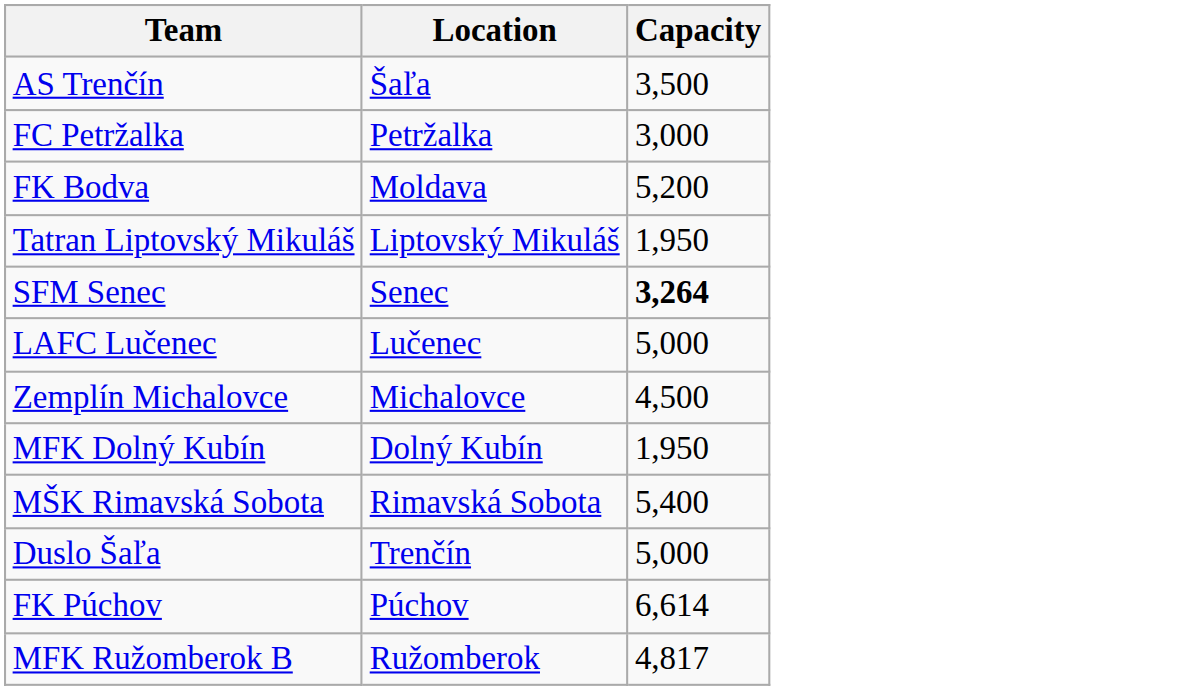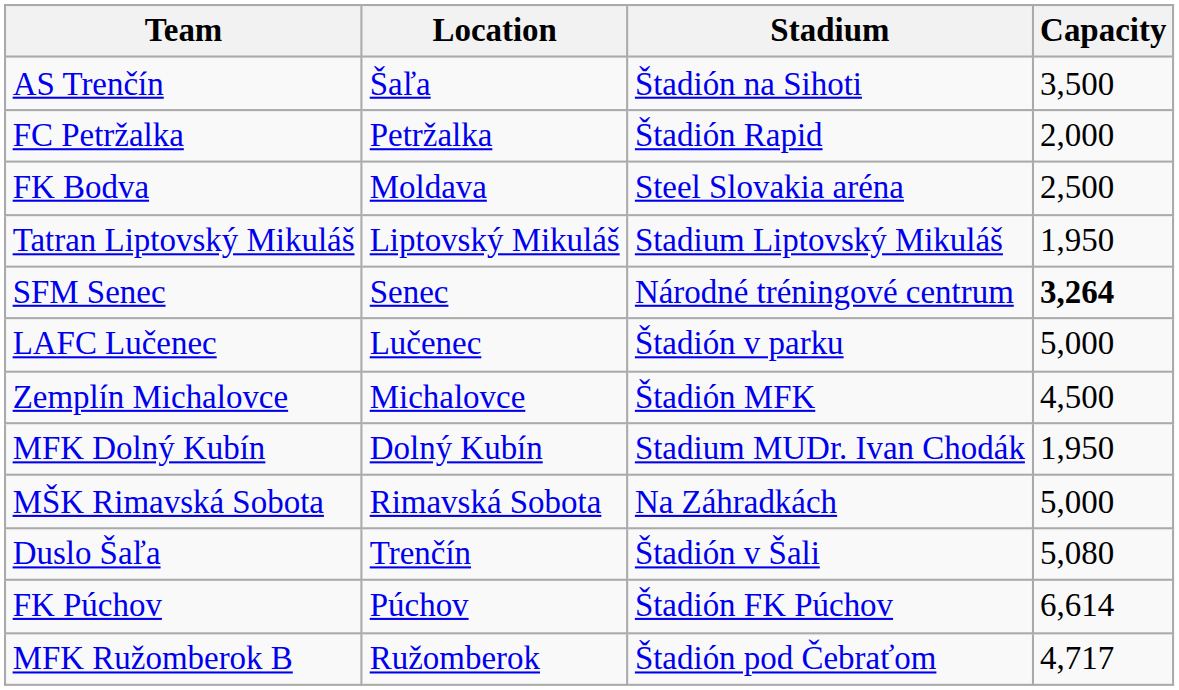+ column: (830, 30)
(672, 135) 3,000 -> (1077, 135) 2,000
(672, 187) 5,200 -> (1077, 187) 2,500
(672, 501) 5,400 -> (1077, 501) 5,000
(672, 553) 5,000 -> (1077, 553) 5,080
(672, 657) 4,817 -> (1077, 657) 4,717
